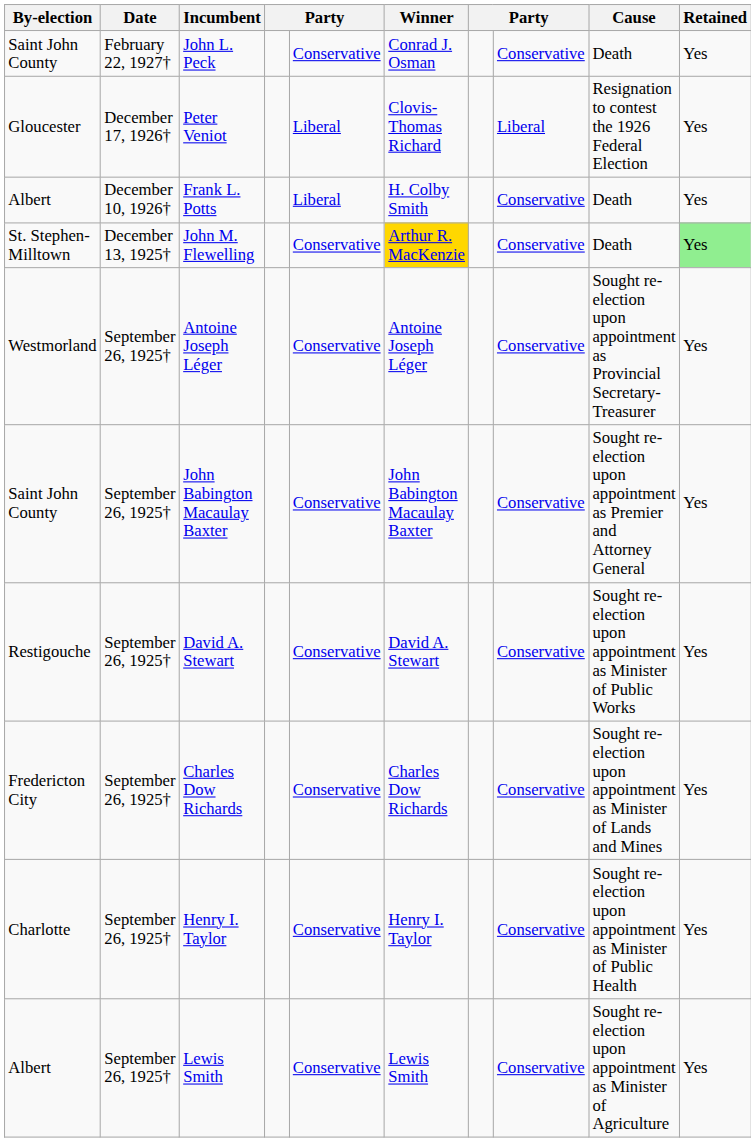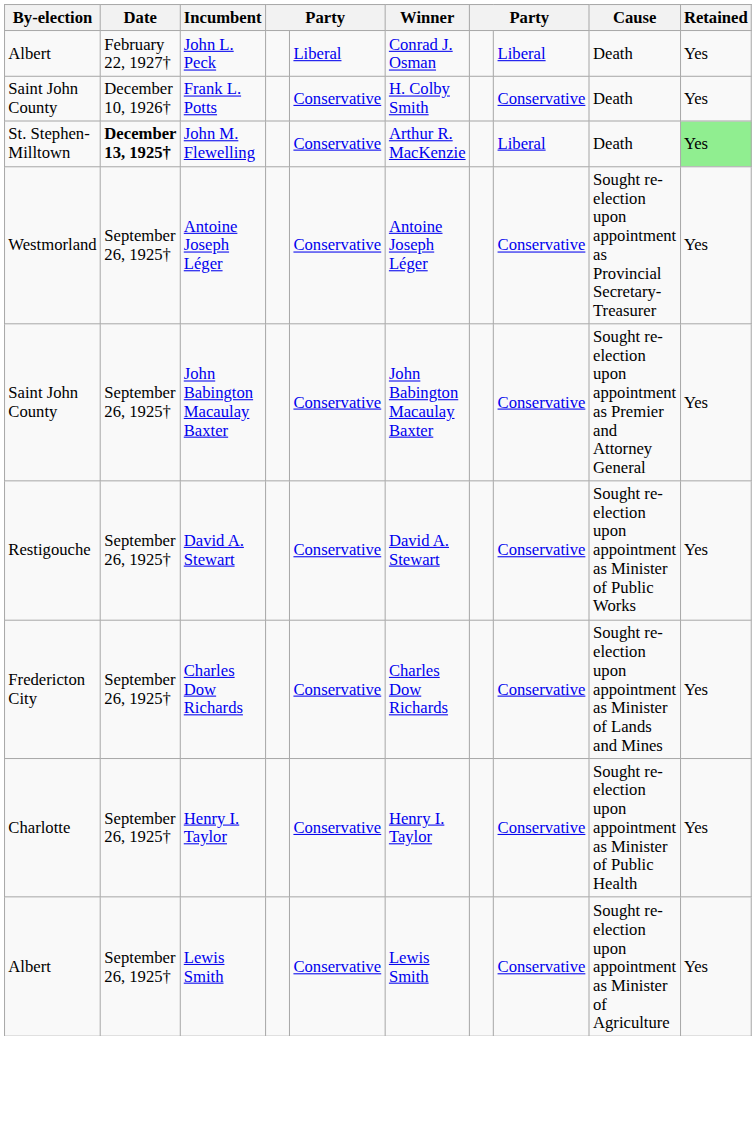(43, 53) Saint John County -> (30, 53) Albert
(337, 53) Conservative -> (317, 53) Liberal
(541, 53) Conservative -> (522, 53) Liberal
- row: (205, 126)
(30, 199) Albert -> (43, 98) Saint John County
(317, 199) Liberal -> (337, 98) Conservative
(139, 244) normal -> (140, 143) bold
(427, 244) gold background -> (427, 143) no background
(541, 244) Conservative -> (522, 143) Liberal
